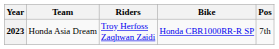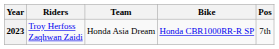columns swapped: (63, 12) <-> (128, 12)
